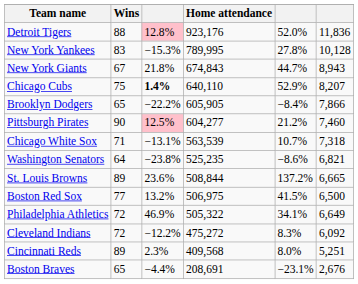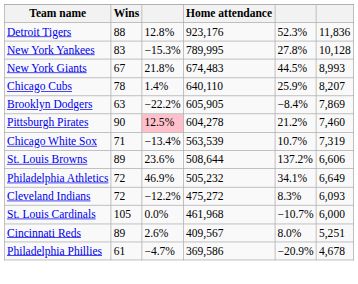(159, 31) pink background -> (159, 31) no background
(292, 31) 52.0% -> (292, 31) 52.3%
(205, 68) 674,843 -> (205, 68) 674,483
(292, 68) 44.7% -> (292, 68) 44.5%
(332, 68) 8,943 -> (332, 68) 8,993
(120, 86) 75 -> (120, 86) 78
(157, 86) bold -> (156, 86) normal
(292, 86) 52.9% -> (292, 86) 25.9%
(120, 104) 65 -> (120, 104) 63
(332, 104) 7,866 -> (332, 104) 7,869
(205, 123) 604,277 -> (205, 123) 604,278
(163, 141) −13.1% -> (163, 141) −13.4%
(332, 141) 7,318 -> (332, 141) 7,319
- row: (56, 159)
(205, 178) 508,844 -> (205, 159) 508,644
(332, 178) 6,665 -> (332, 159) 6,606
- row: (44, 196)
(205, 214) 505,322 -> (205, 178) 505,232
(332, 232) 6,092 -> (332, 196) 6,093
+ row: (51, 214)
(156, 251) 2.3% -> (156, 232) 2.6%
(205, 251) 409,568 -> (205, 232) 409,567
+ row: (55, 251)
- row: (41, 269)
